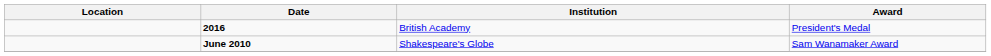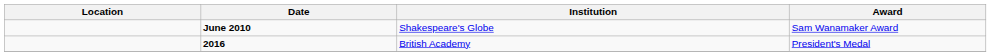rows swapped: (227, 43) <-> (214, 28)
